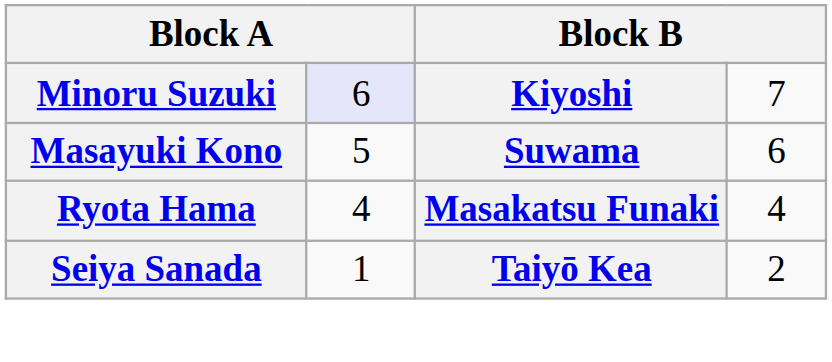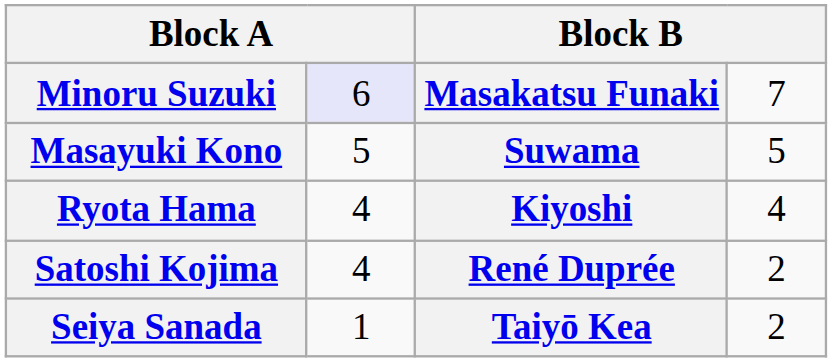(572, 92) Kiyoshi -> (572, 92) Masakatsu Funaki
(777, 151) 6 -> (777, 151) 5
(572, 209) Masakatsu Funaki -> (572, 209) Kiyoshi
+ row: (156, 268)
